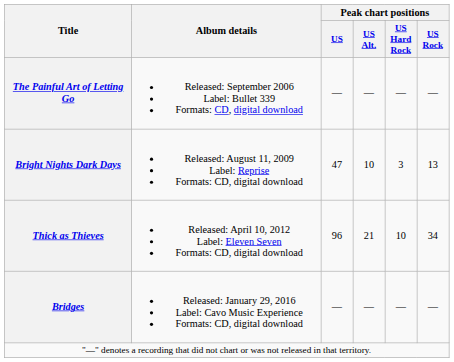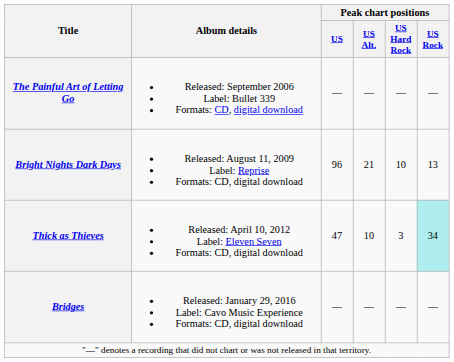(337, 164) 47 -> (337, 164) 96
(369, 164) 10 -> (369, 164) 21
(401, 164) 3 -> (401, 164) 10
(337, 235) 96 -> (337, 235) 47
(369, 235) 21 -> (369, 235) 10
(401, 235) 10 -> (401, 235) 3
(433, 235) no background -> (433, 235) paleturquoise background
